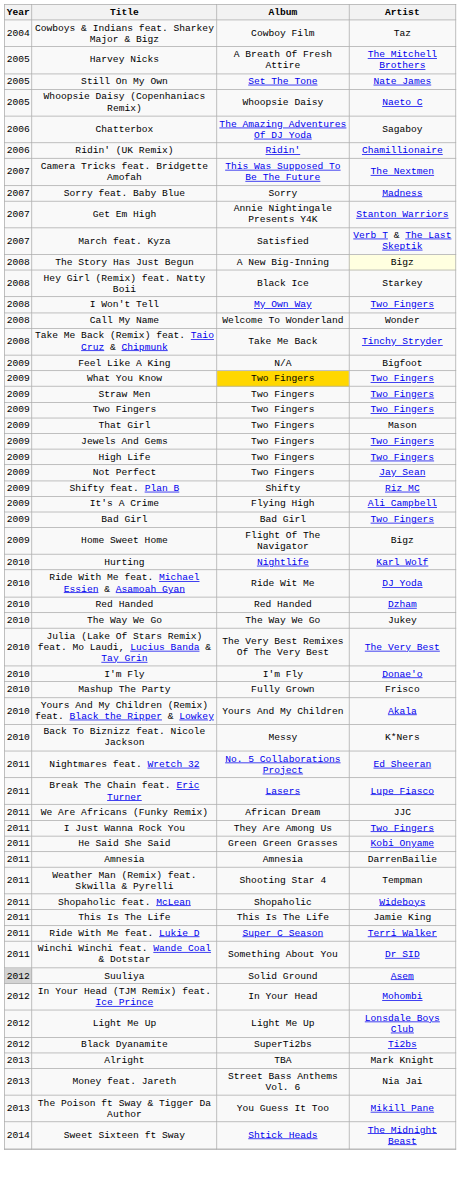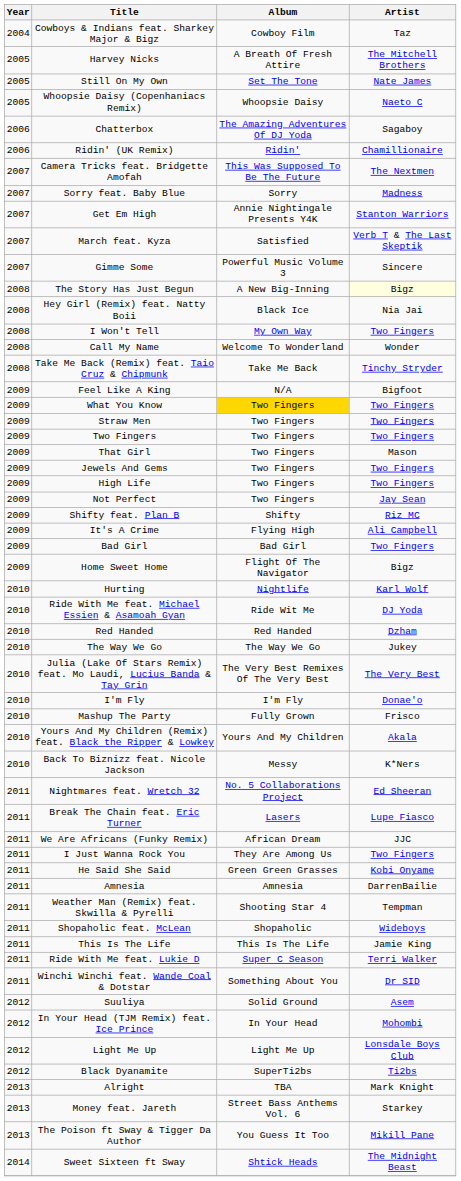+ row: (124, 268)
(402, 284) Starkey -> (402, 310) Nia Jai
(18, 976) lightgrey background -> (18, 1002) no background
(402, 1082) Nia Jai -> (402, 1109) Starkey
